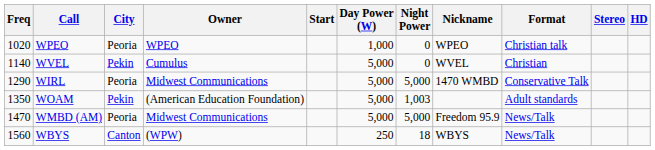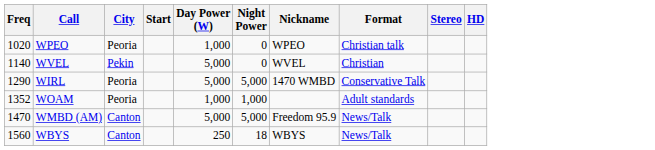- column: (225, 20)
(19, 99) 1350 -> (19, 99) 1352
(120, 99) Pekin -> (122, 99) Peoria
(381, 99) 5,000 -> (217, 99) 1,000
(417, 99) 1,003 -> (254, 99) 1,000
(122, 117) Peoria -> (124, 117) Canton
